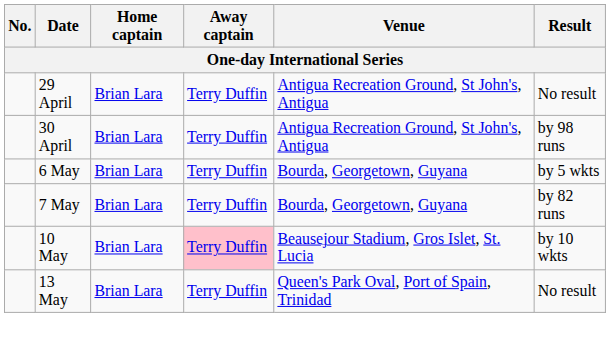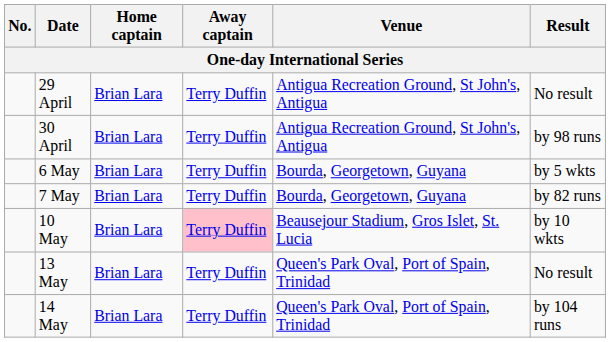+ row: (53, 316)
